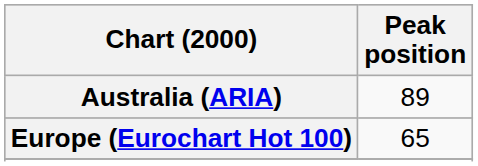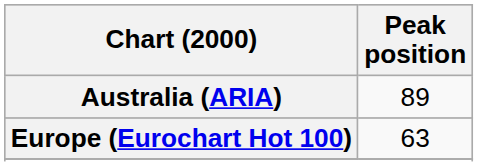(415, 138) 65 -> (415, 138) 63
